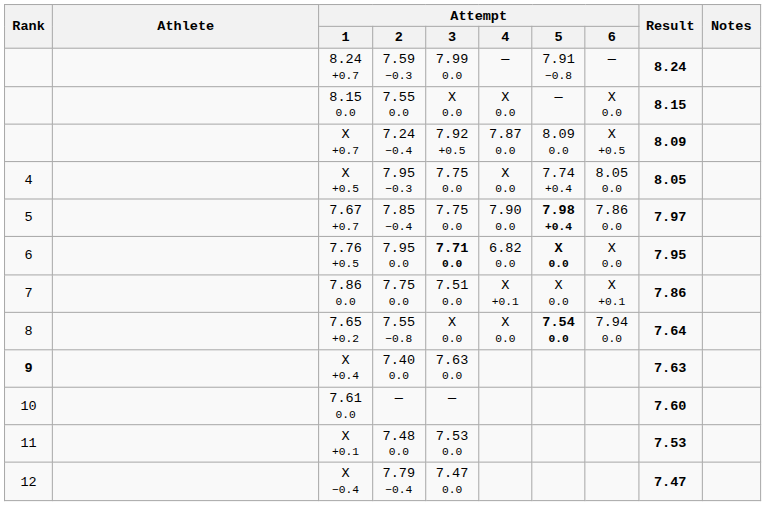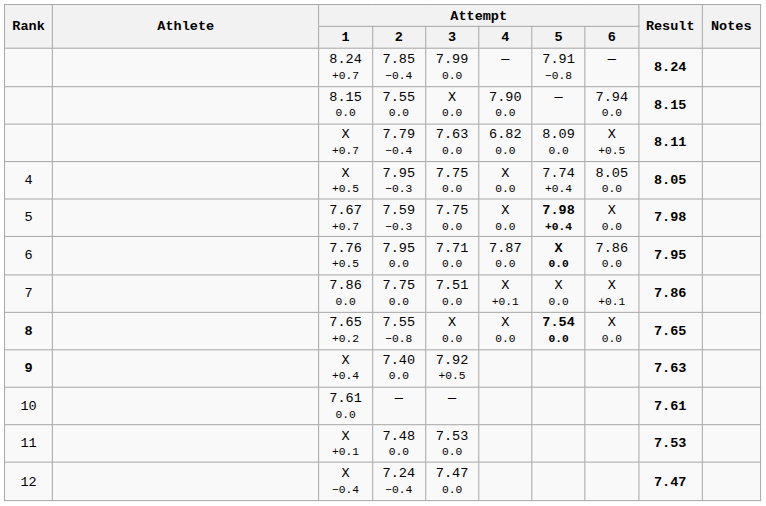(399, 67) 7.59 −0.3 -> (399, 67) 7.85 −0.4
(505, 105) X 0.0 -> (505, 105) 7.90 0.0
(612, 105) X 0.0 -> (612, 105) 7.94 0.0
(399, 142) 7.24 −0.4 -> (399, 142) 7.79 −0.4
(452, 142) 7.92 +0.5 -> (452, 142) 7.63 0.0
(505, 142) 7.87 0.0 -> (505, 142) 6.82 0.0
(670, 143) 8.09 -> (670, 143) 8.11
(399, 217) 7.85 −0.4 -> (399, 217) 7.59 −0.3
(505, 217) 7.90 0.0 -> (505, 217) X 0.0
(612, 217) 7.86 0.0 -> (612, 217) X 0.0
(670, 218) 7.97 -> (670, 218) 7.98
(452, 256) bold -> (452, 255) normal
(505, 255) 6.82 0.0 -> (505, 255) 7.87 0.0
(612, 255) X 0.0 -> (612, 255) 7.86 0.0
(29, 331) normal -> (29, 331) bold
(612, 330) 7.94 0.0 -> (612, 330) X 0.0
(670, 331) 7.64 -> (670, 331) 7.65
(452, 368) 7.63 0.0 -> (452, 368) 7.92 +0.5
(670, 406) 7.60 -> (670, 406) 7.61
(399, 481) 7.79 −0.4 -> (399, 481) 7.24 −0.4
